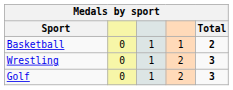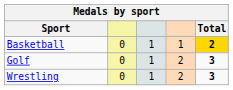(212, 44) no background -> (212, 44) gold background
rows swapped: (18, 77) <-> (33, 61)
